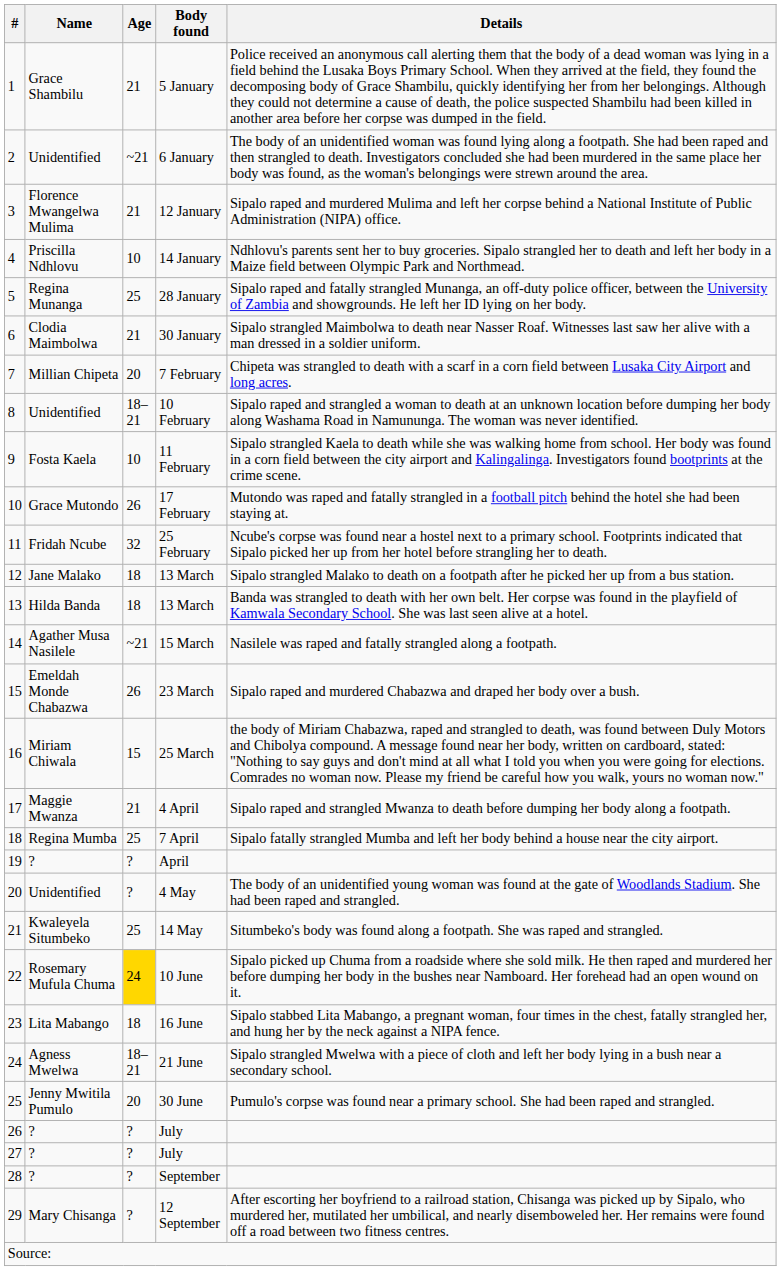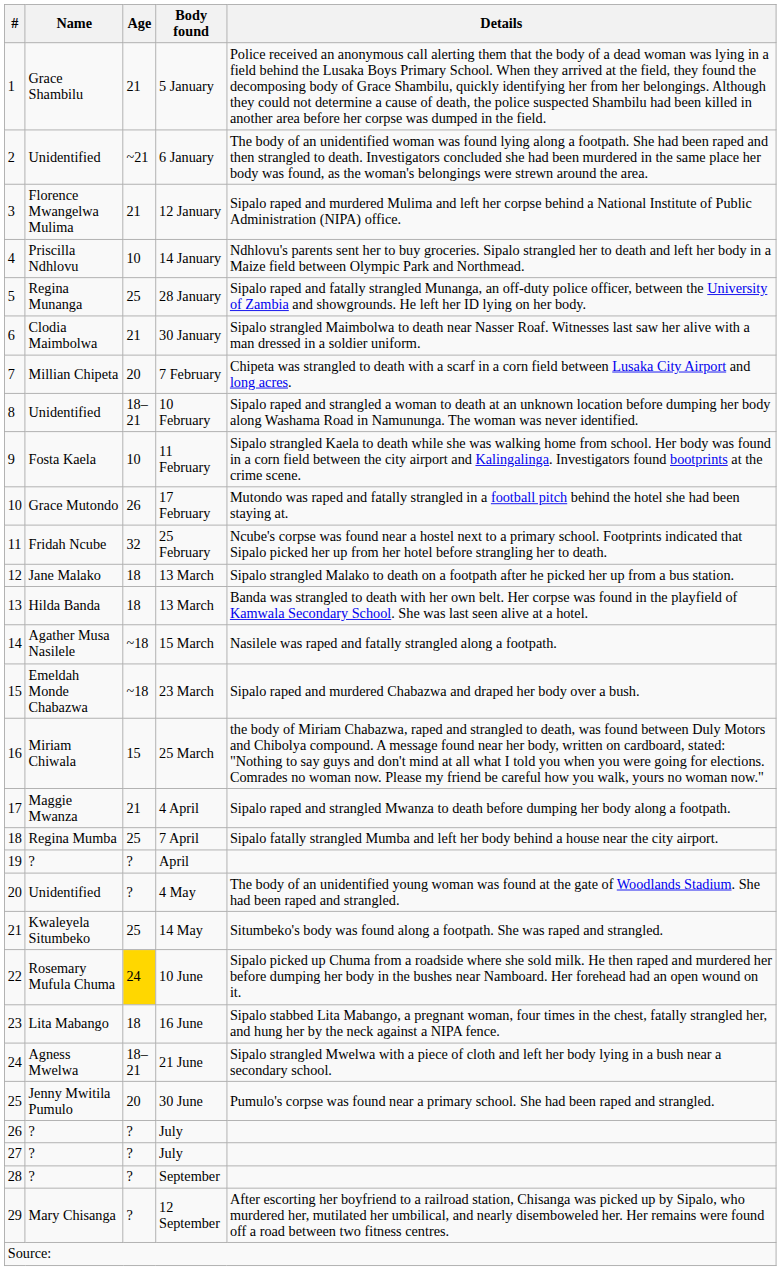(137, 644) ~21 -> (137, 644) ~18
(134, 690) 26 -> (137, 690) ~18
